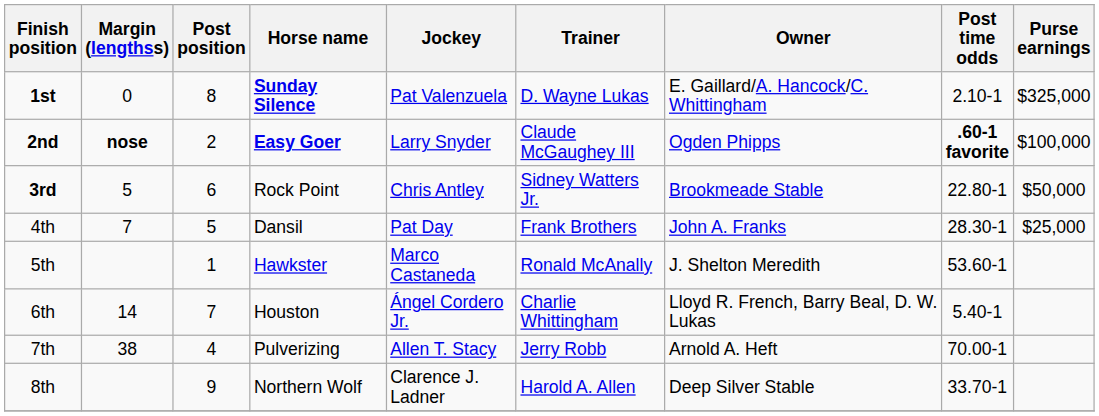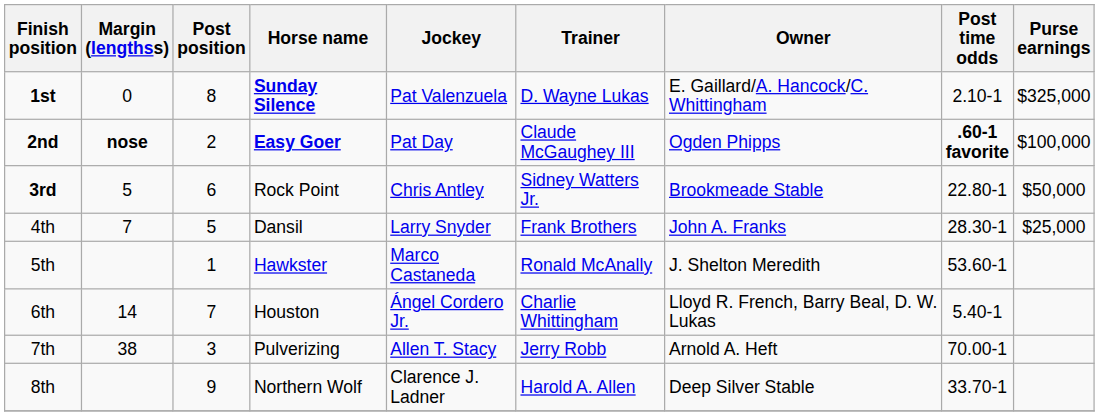(440, 143) Larry Snyder -> (421, 143) Pat Day
(421, 227) Pat Day -> (440, 227) Larry Snyder
(212, 350) 4 -> (212, 350) 3
